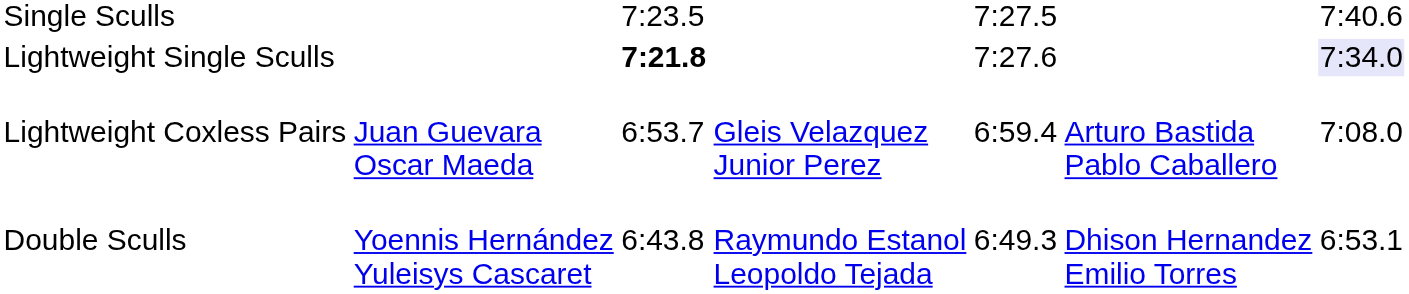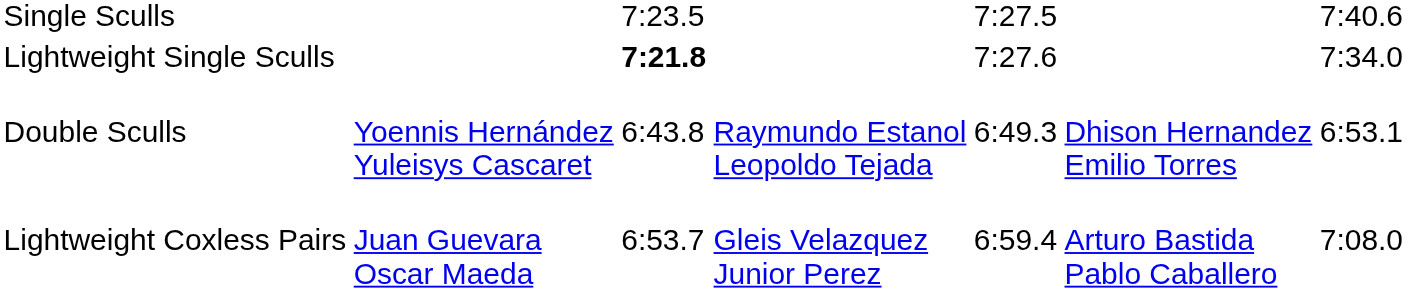(1361, 57) lavender background -> (1361, 57) no background
rows swapped: (95, 240) <-> (175, 131)
